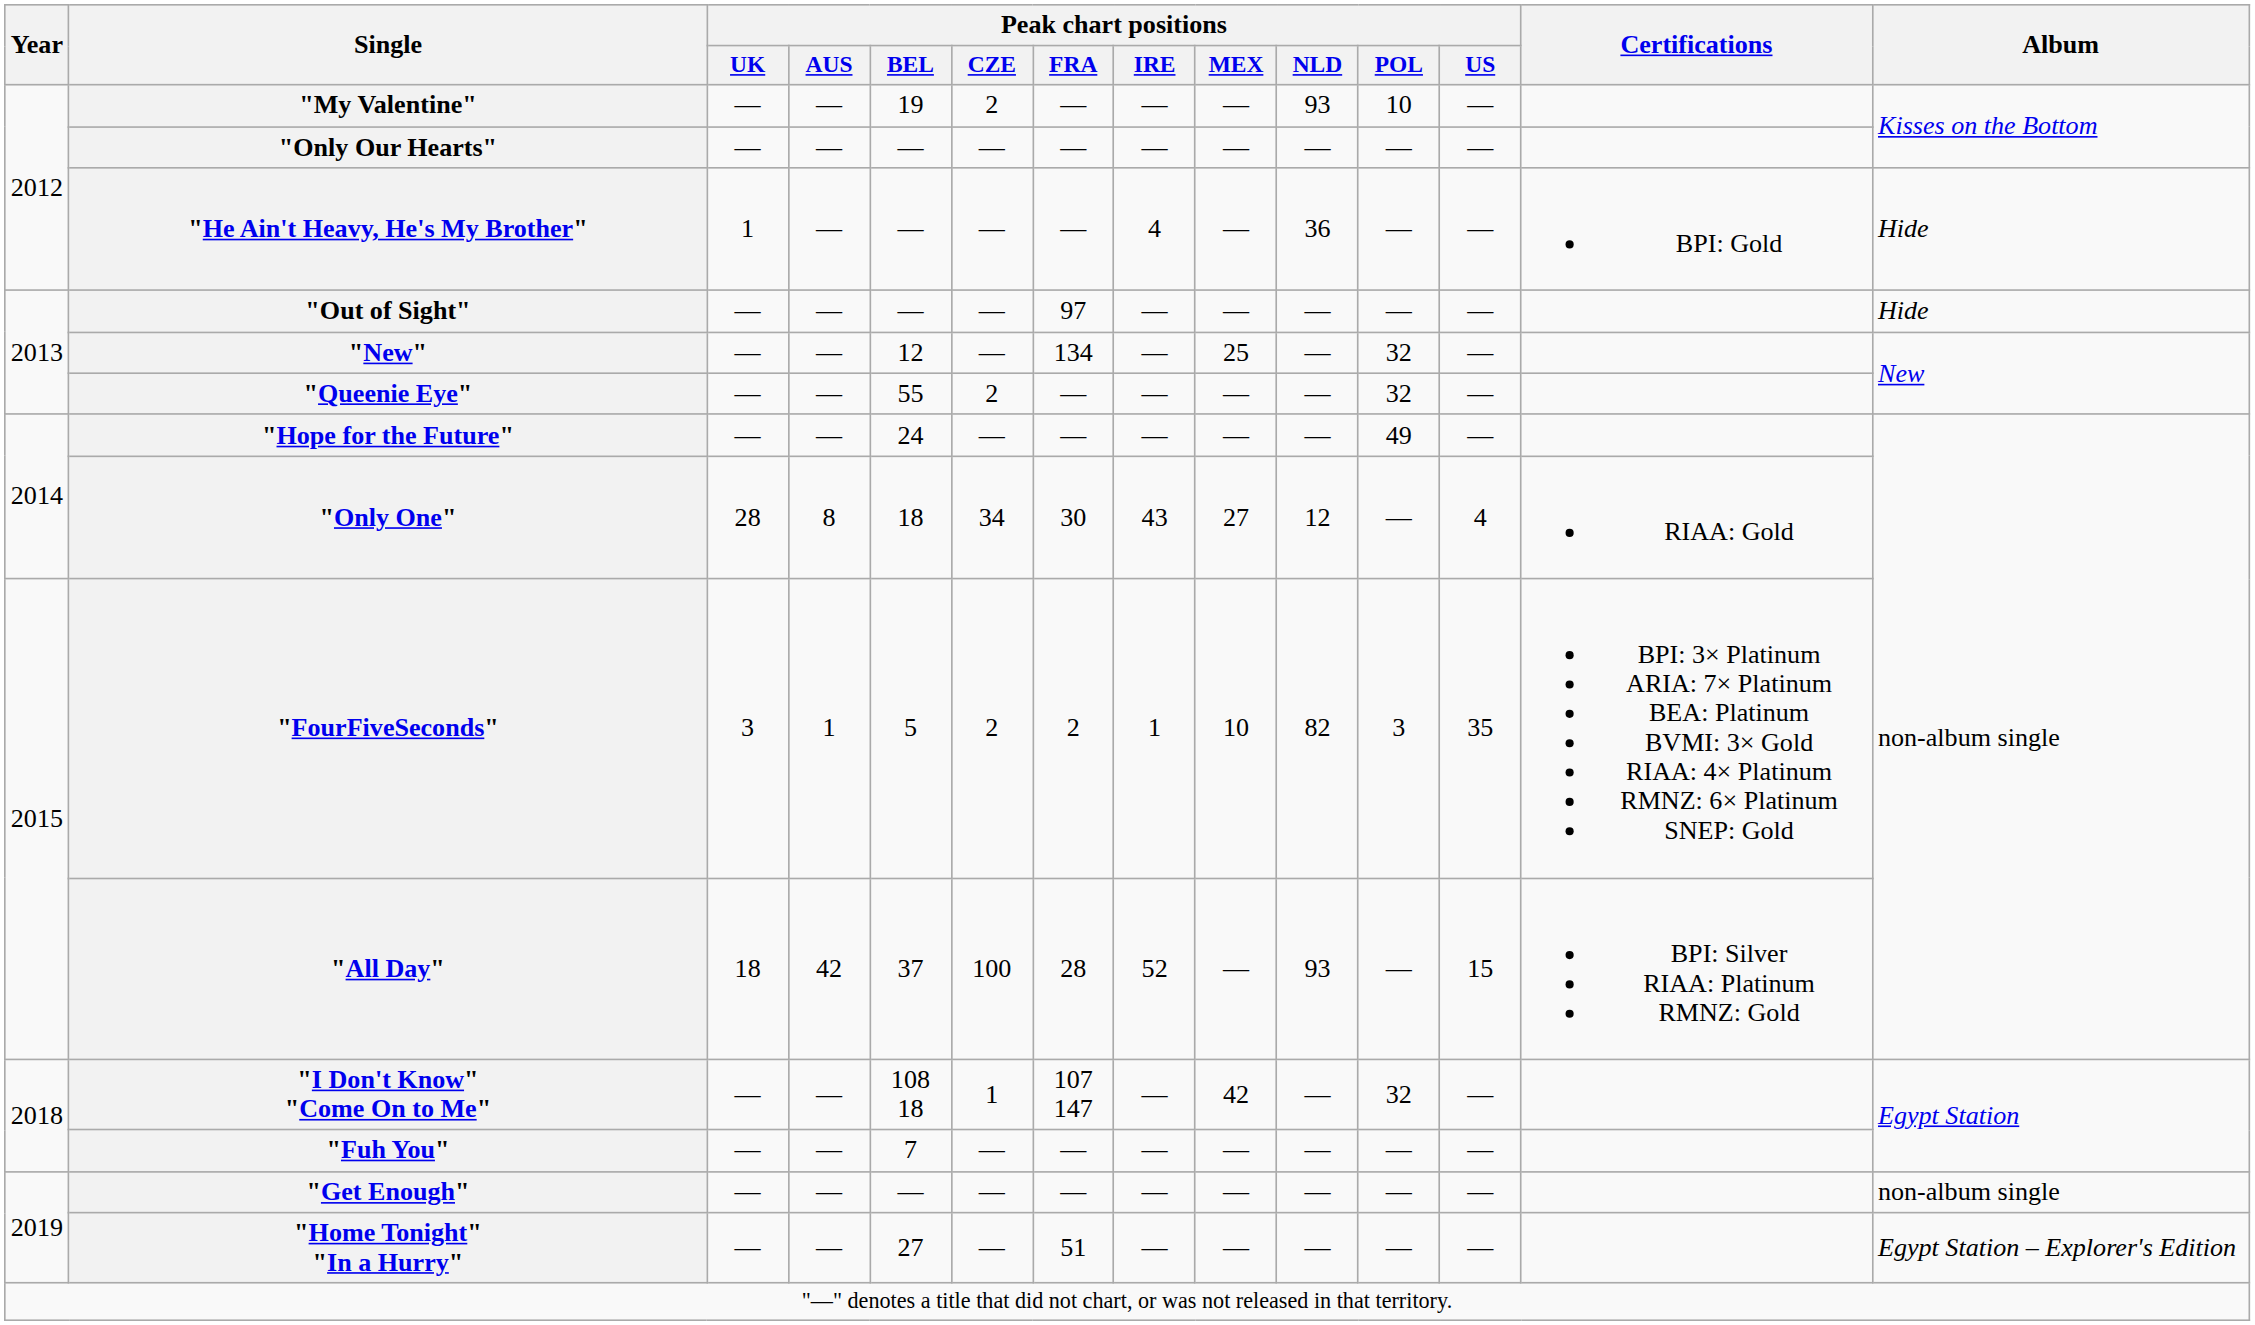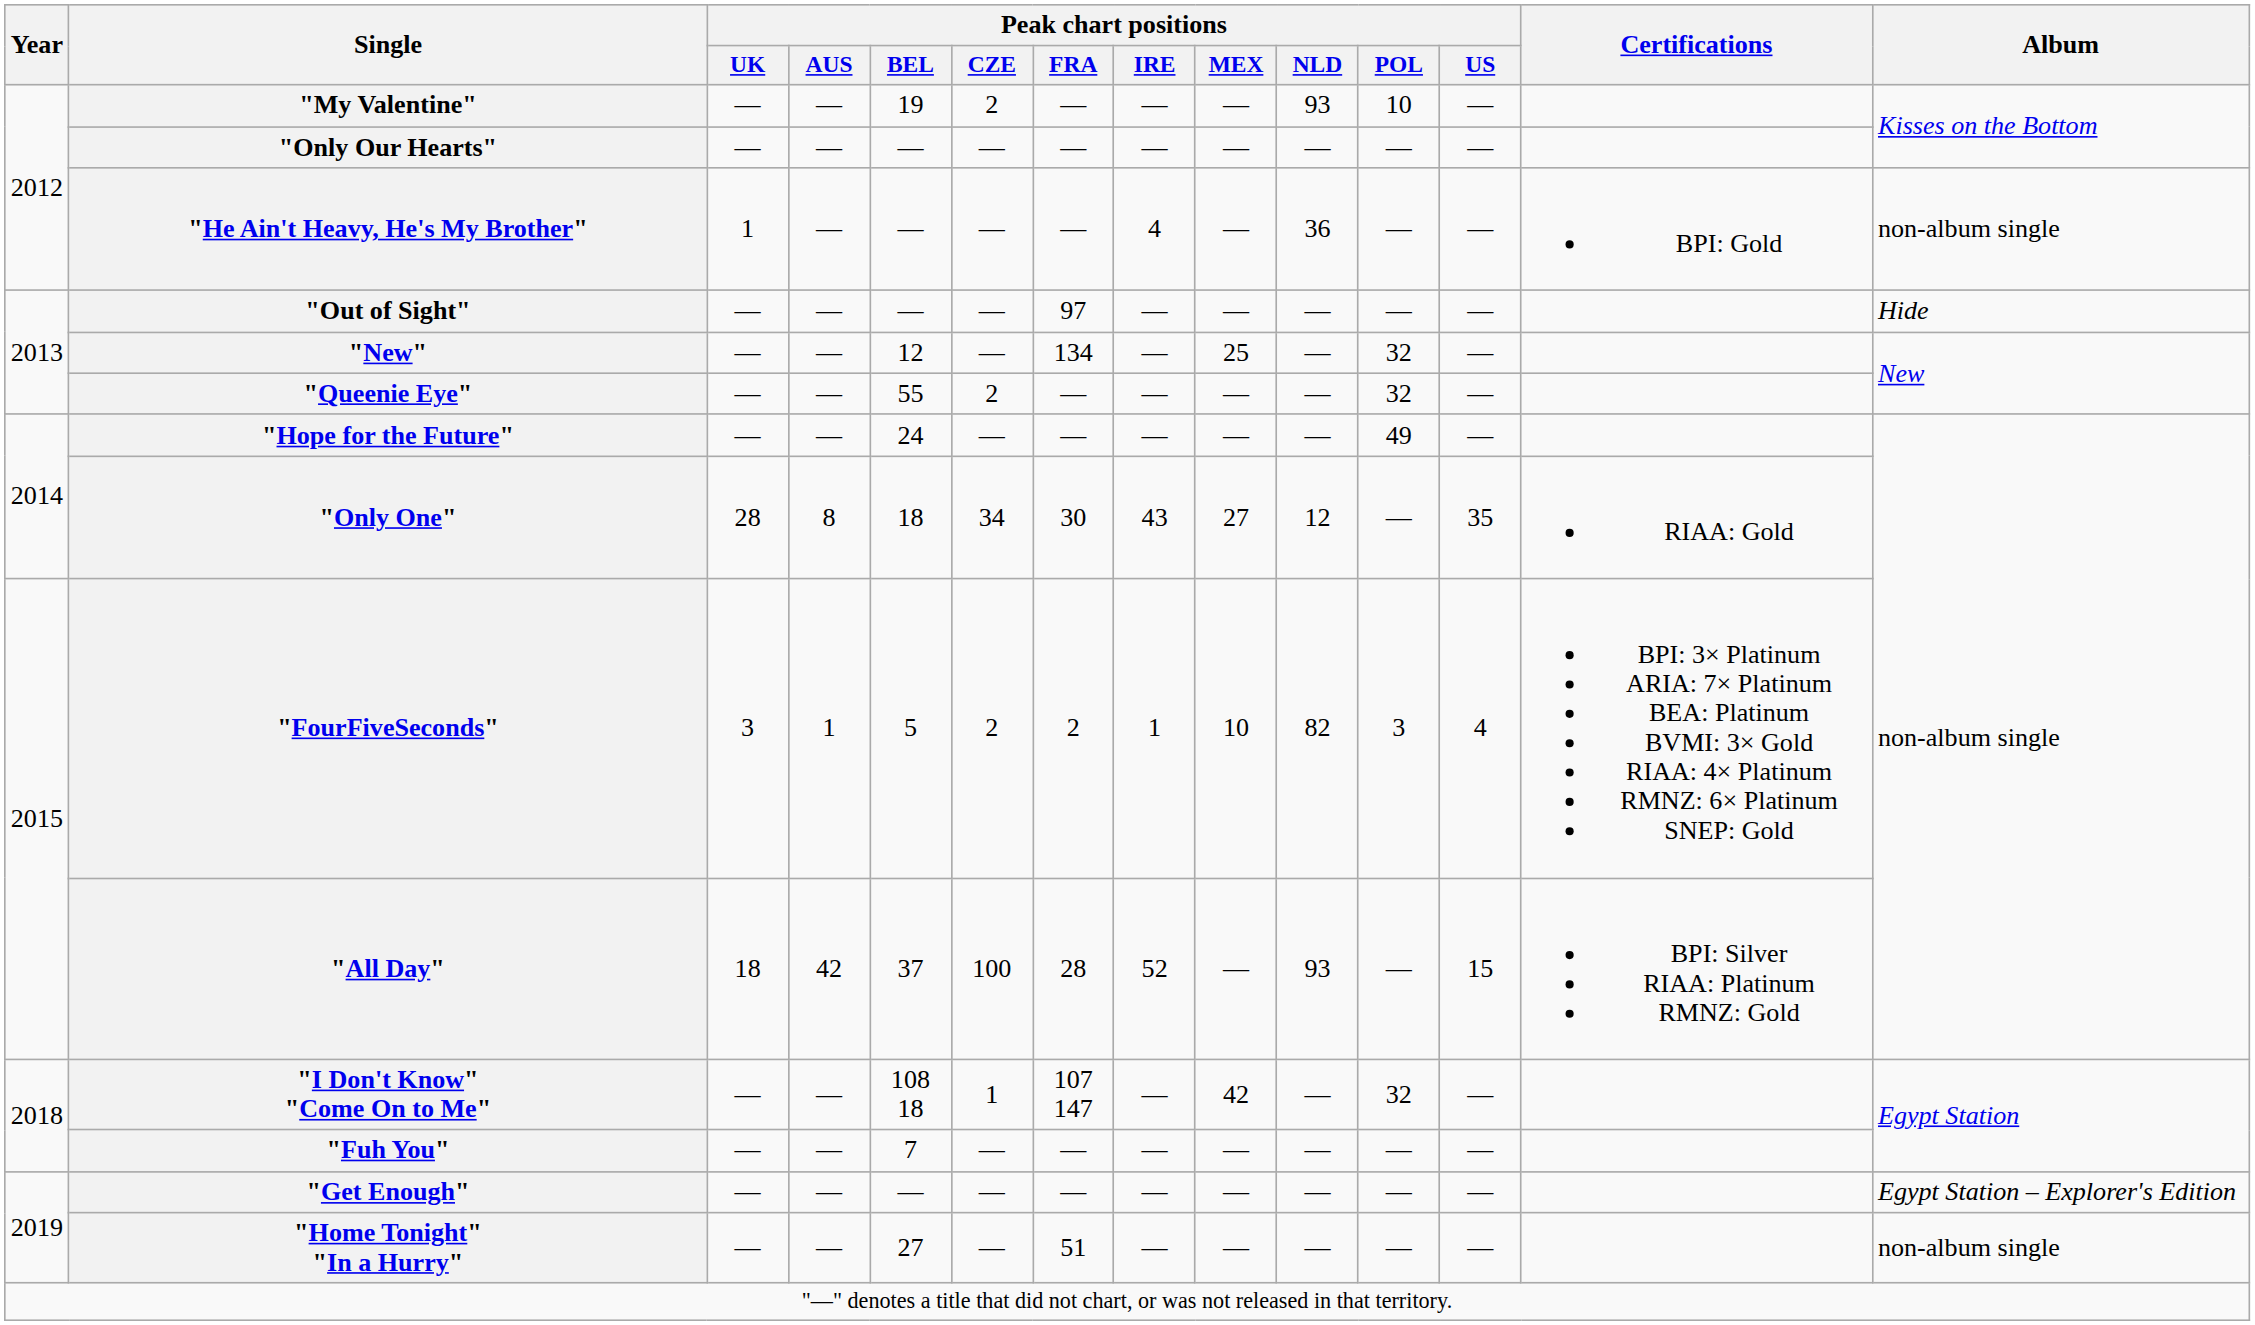(1903, 228) Hide -> (1969, 228) non-album single
(1480, 517) 4 -> (1480, 517) 35
(1480, 727) 35 -> (1480, 727) 4
(1969, 1191) non-album single -> (2057, 1191) Egypt Station – Explorer's Edition
(2057, 1247) Egypt Station – Explorer's Edition -> (1969, 1247) non-album single
